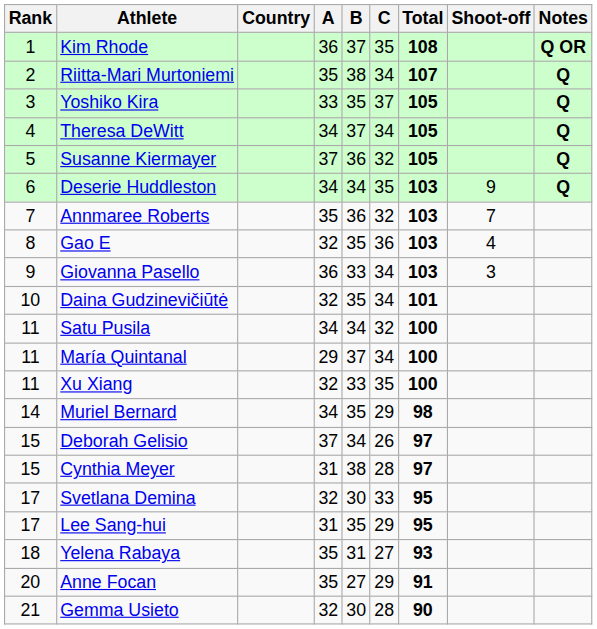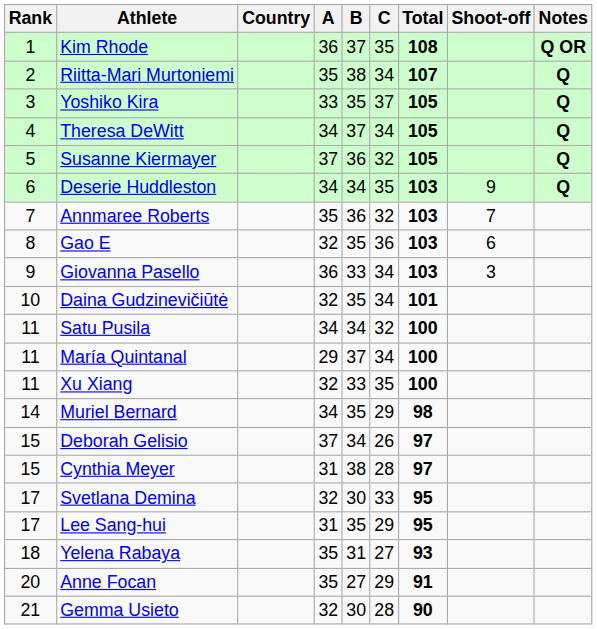(491, 243) 4 -> (491, 243) 6
